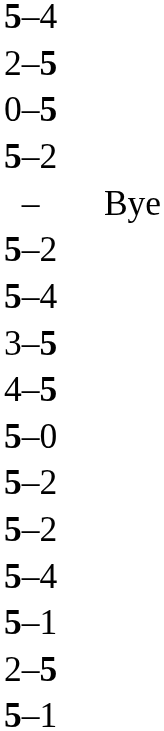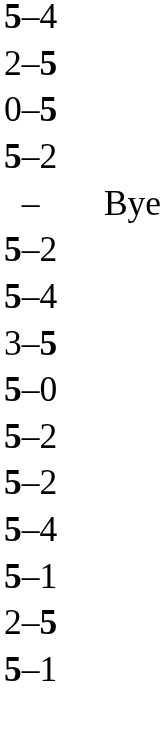- row: (31, 389)
